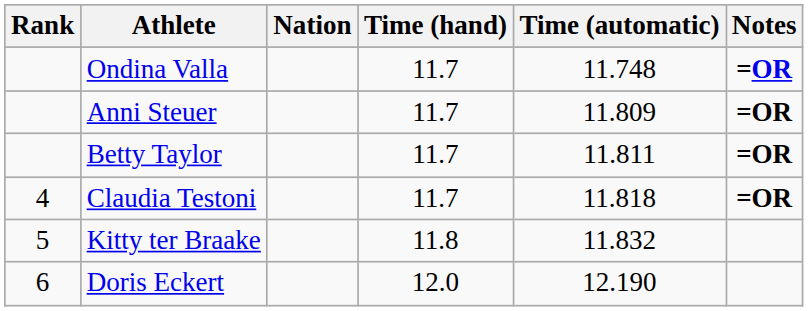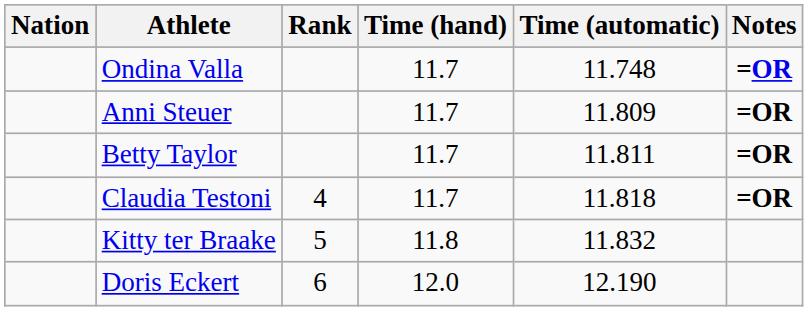columns swapped: (43, 25) <-> (312, 25)
